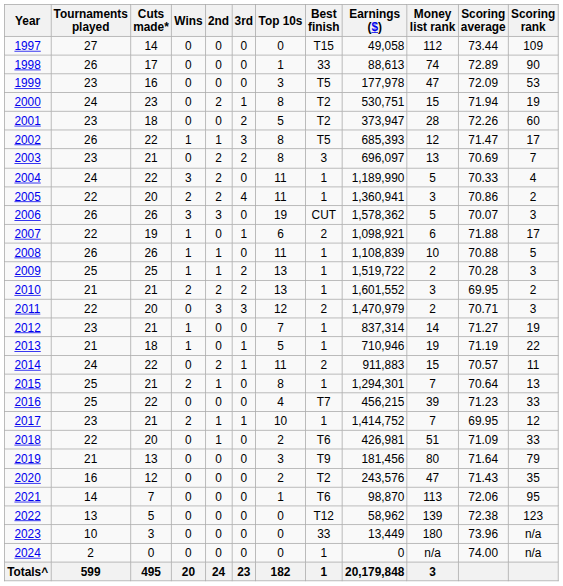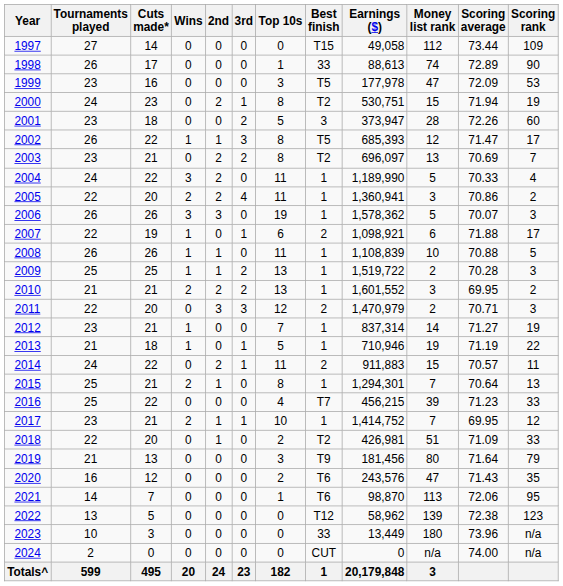(324, 121) T2 -> (324, 121) 3
(324, 159) 3 -> (324, 159) T2
(324, 215) CUT -> (324, 215) 1
(324, 440) T6 -> (324, 440) T2
(324, 478) T2 -> (324, 478) T6
(324, 553) 1 -> (324, 553) CUT
